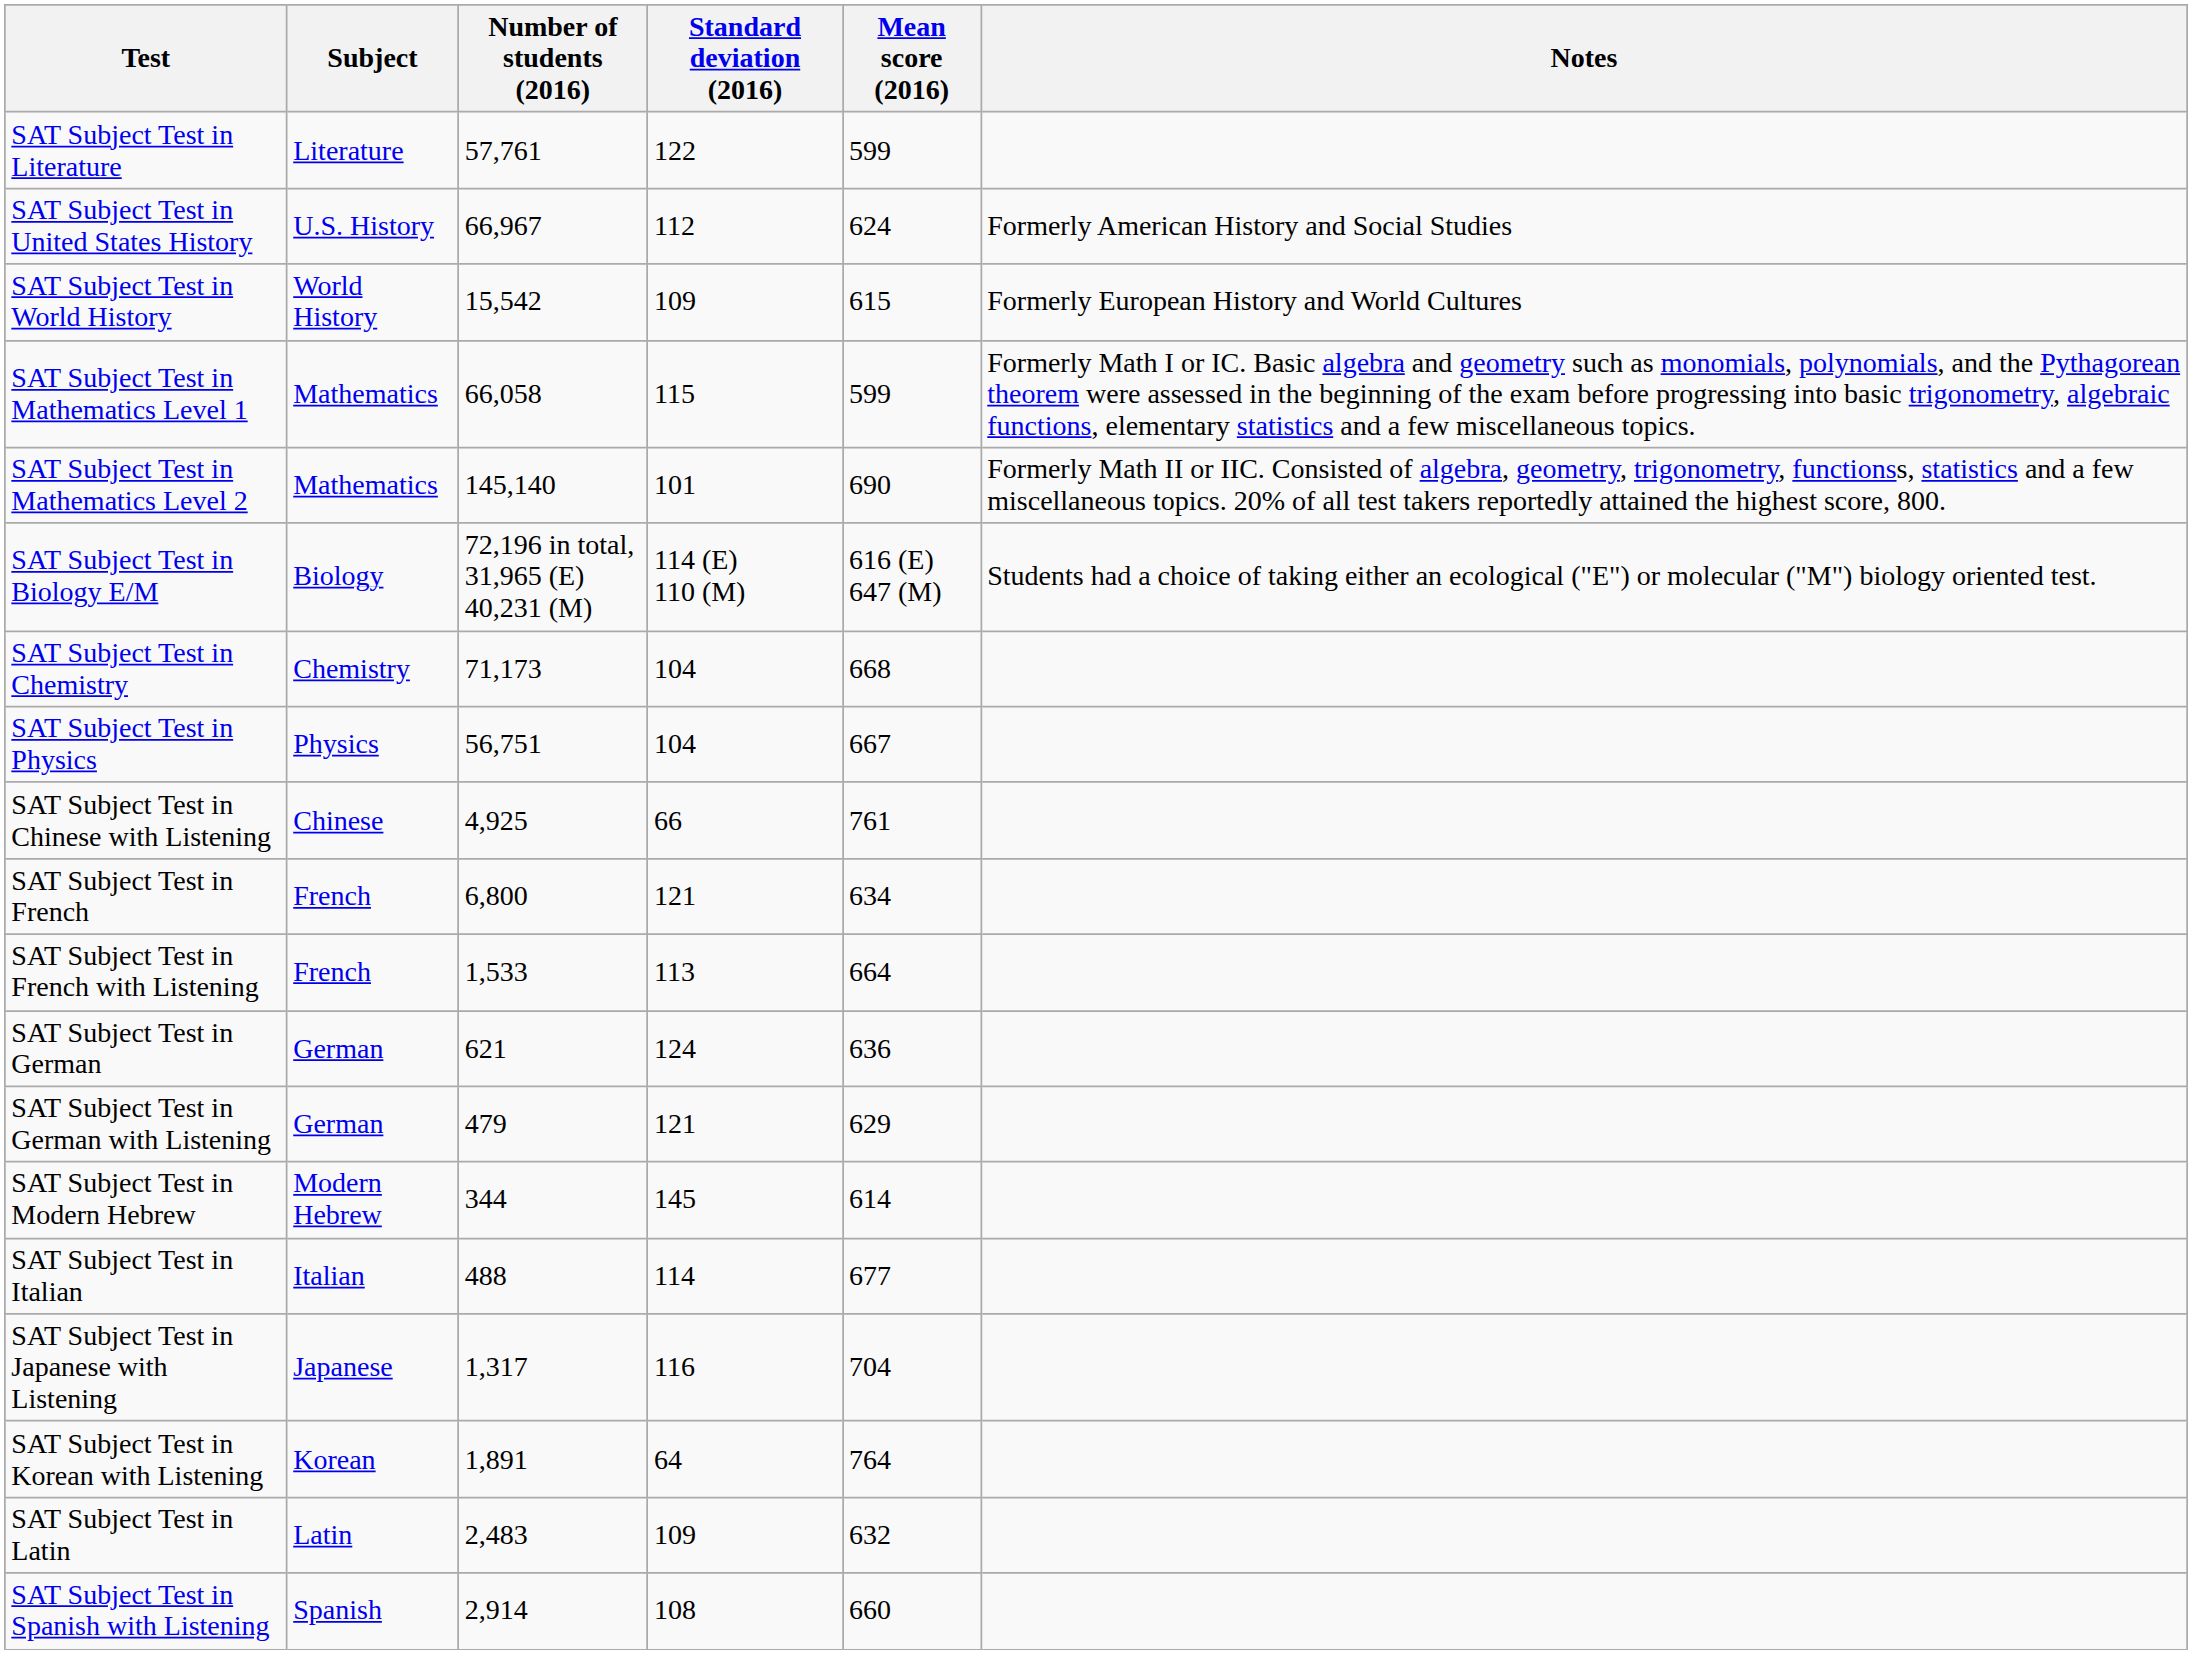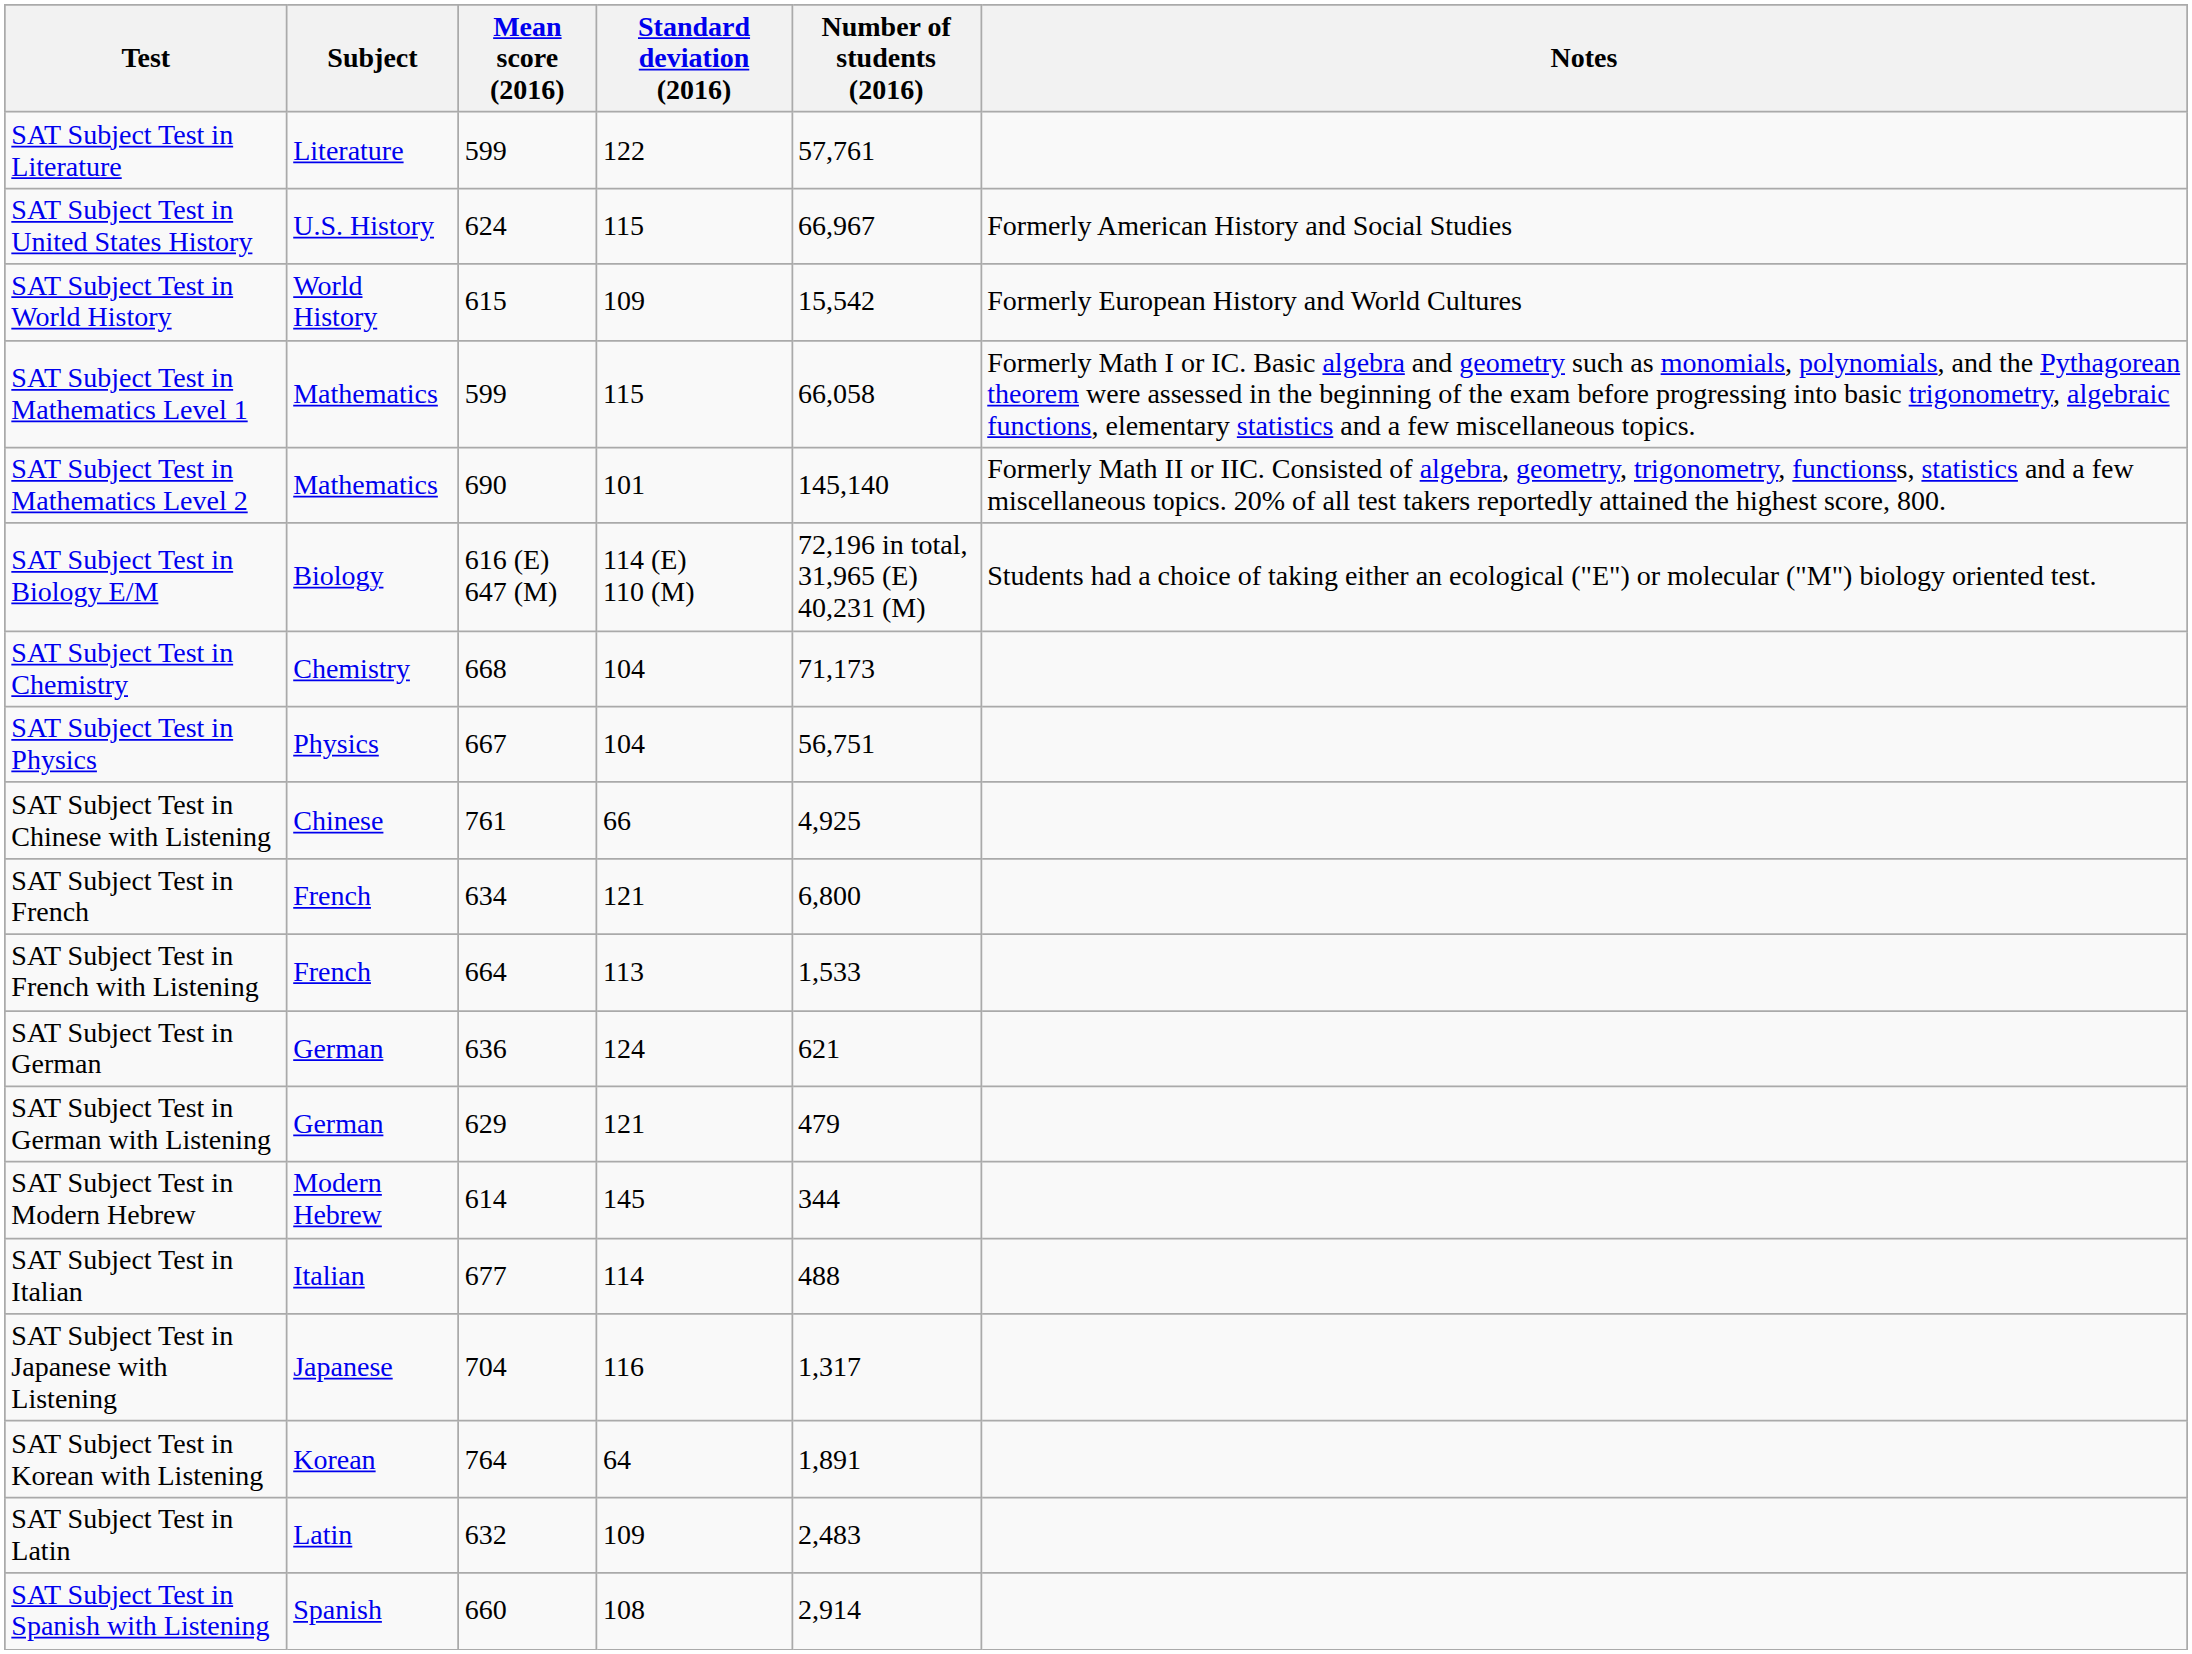columns swapped: (912, 58) <-> (553, 58)
(674, 225) 112 -> (623, 225) 115
